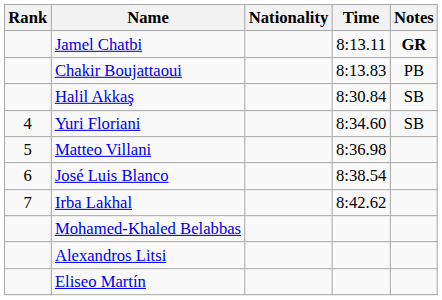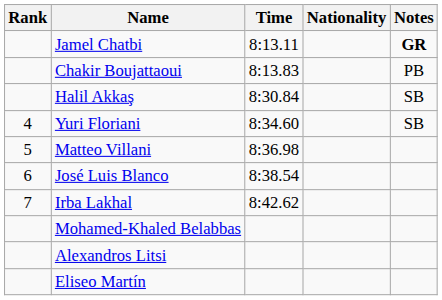columns swapped: (289, 17) <-> (361, 17)
